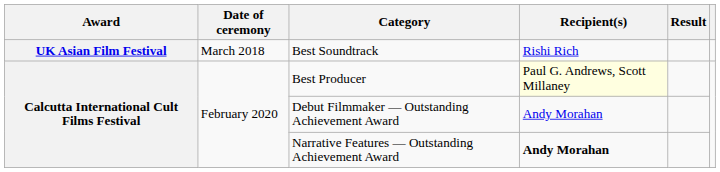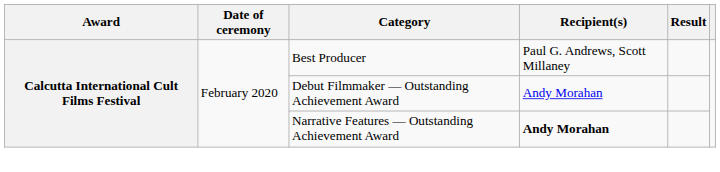- row: (335, 50)
(584, 78) lightyellow background -> (584, 57) no background
